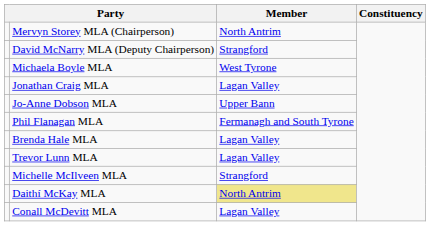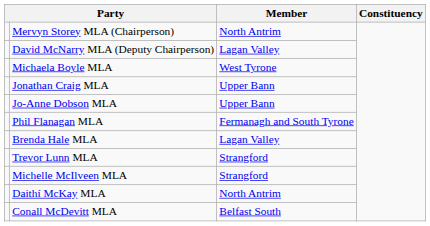(244, 49) Strangford -> (249, 49) Lagan Valley
(249, 85) Lagan Valley -> (247, 85) Upper Bann
(249, 157) Lagan Valley -> (244, 157) Strangford
(250, 193) khaki background -> (250, 193) no background
(249, 211) Lagan Valley -> (250, 211) Belfast South
